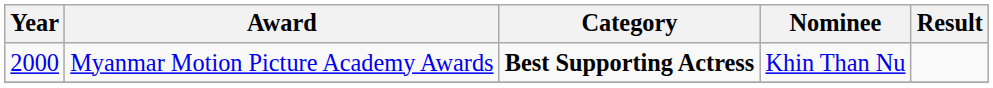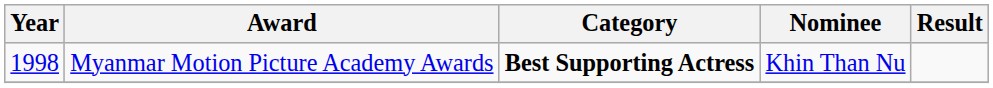(35, 62) 2000 -> (35, 62) 1998
